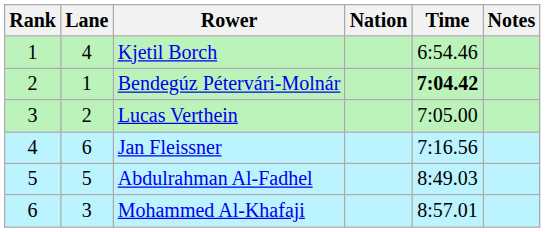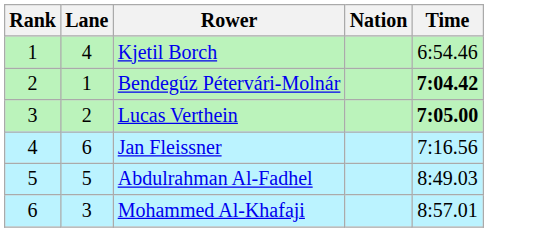- column: (511, 20)
(447, 115) normal -> (447, 115) bold
